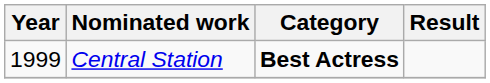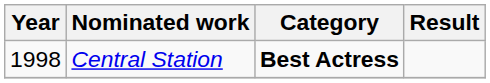(35, 58) 1999 -> (35, 58) 1998
